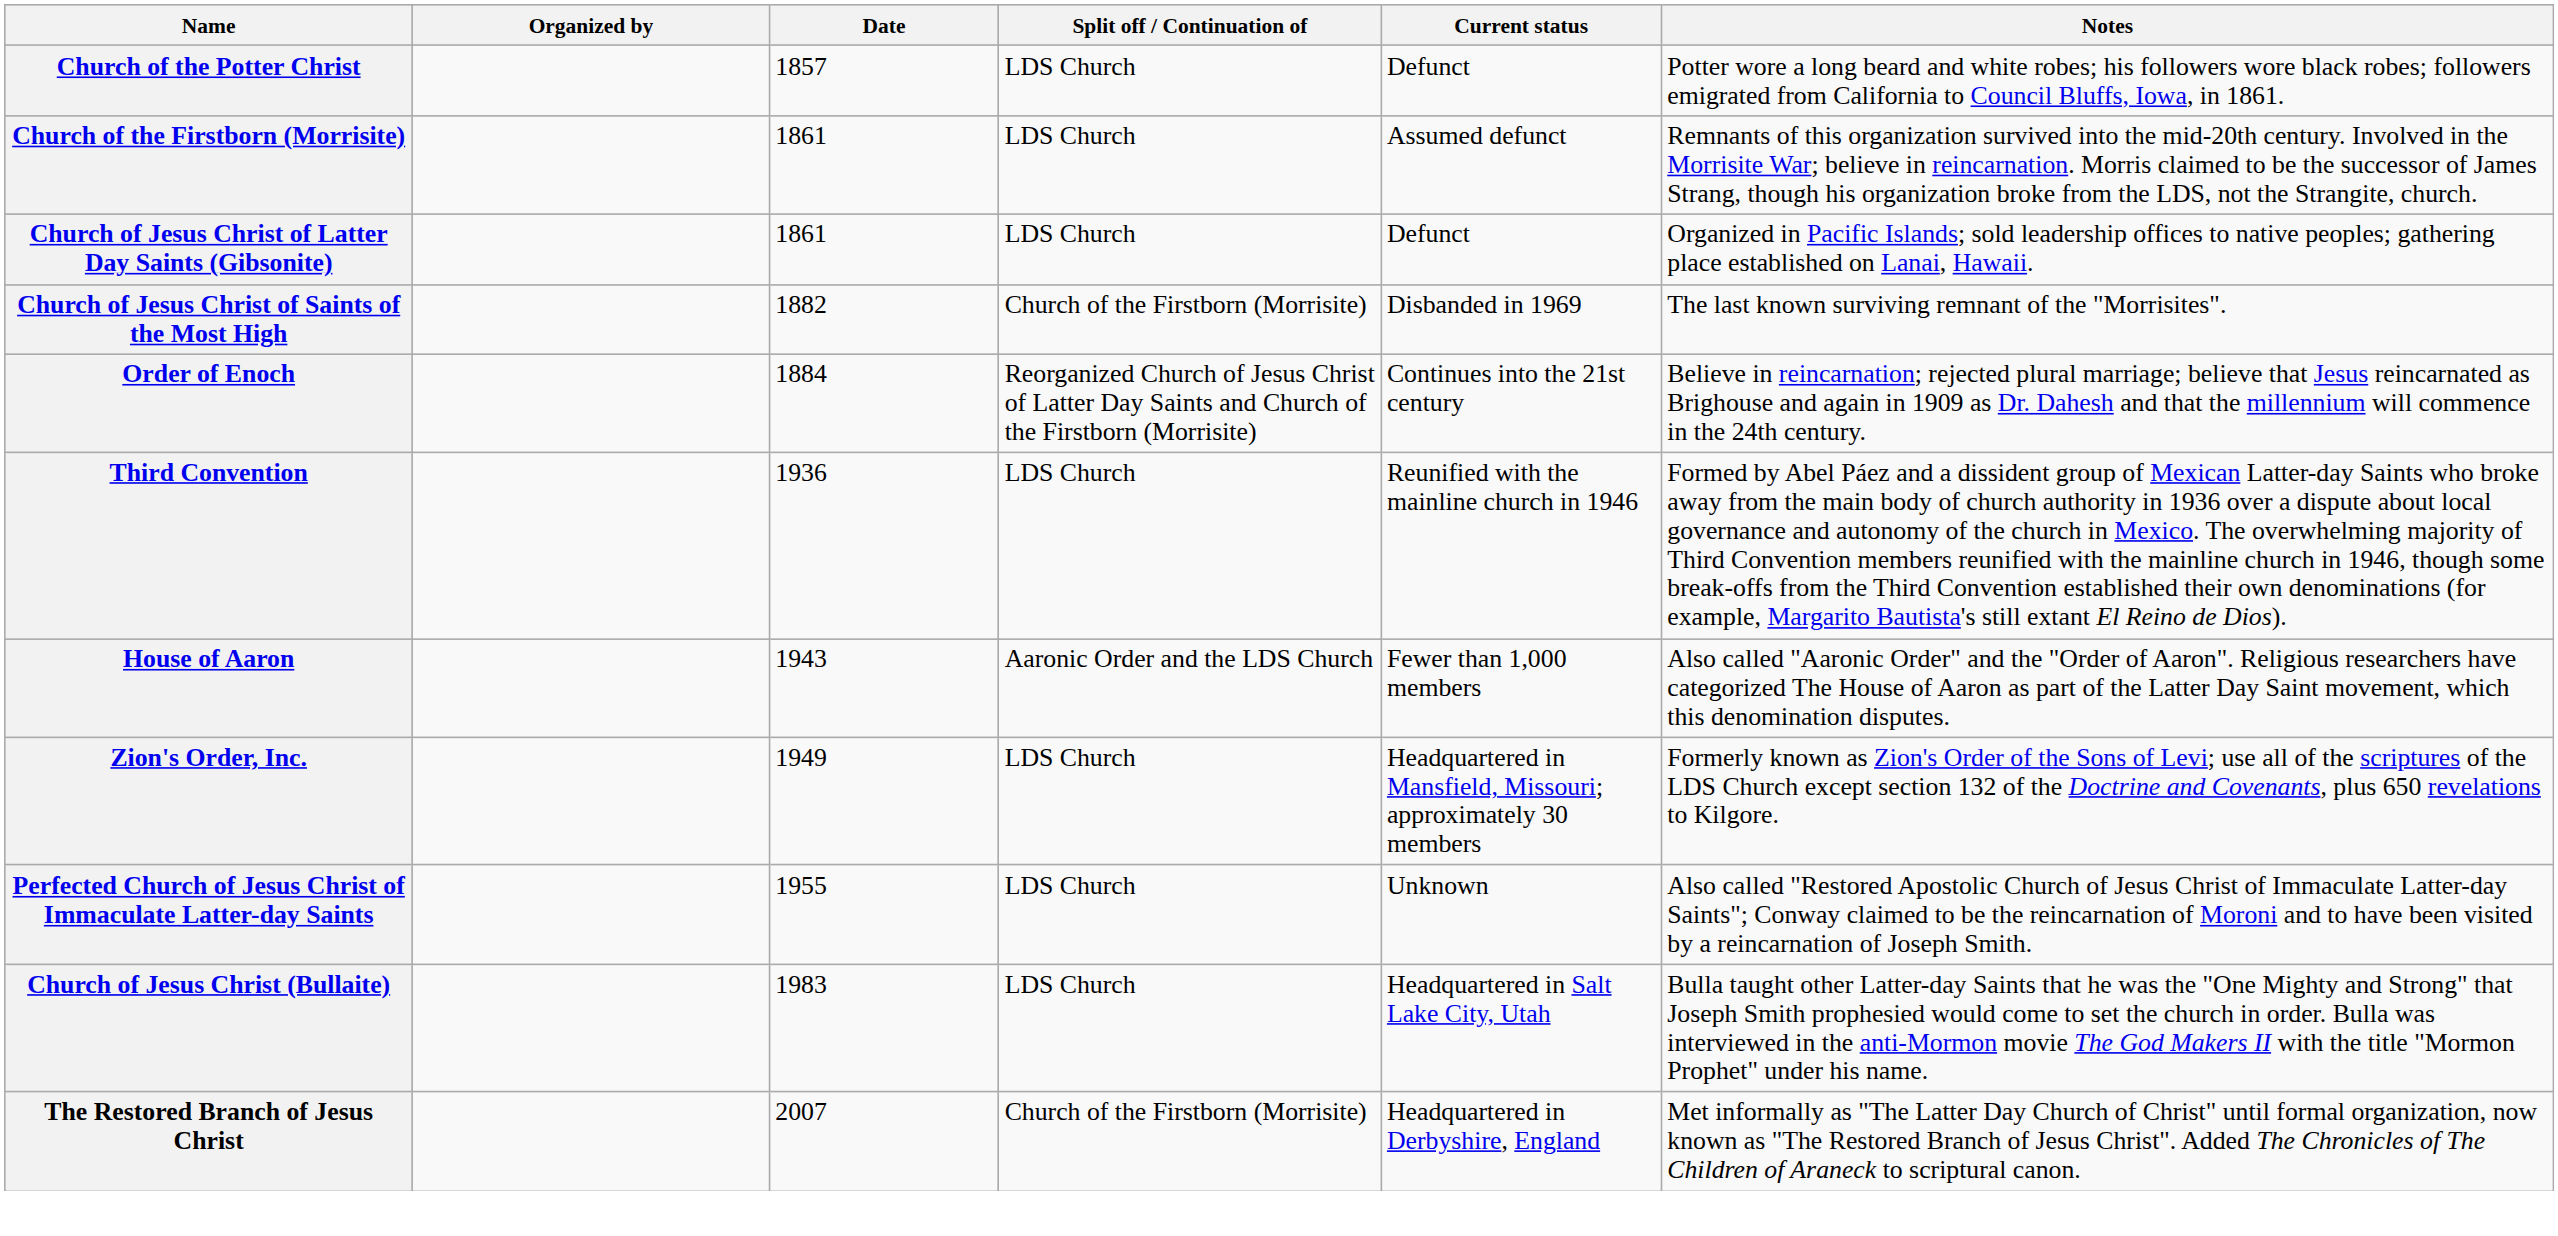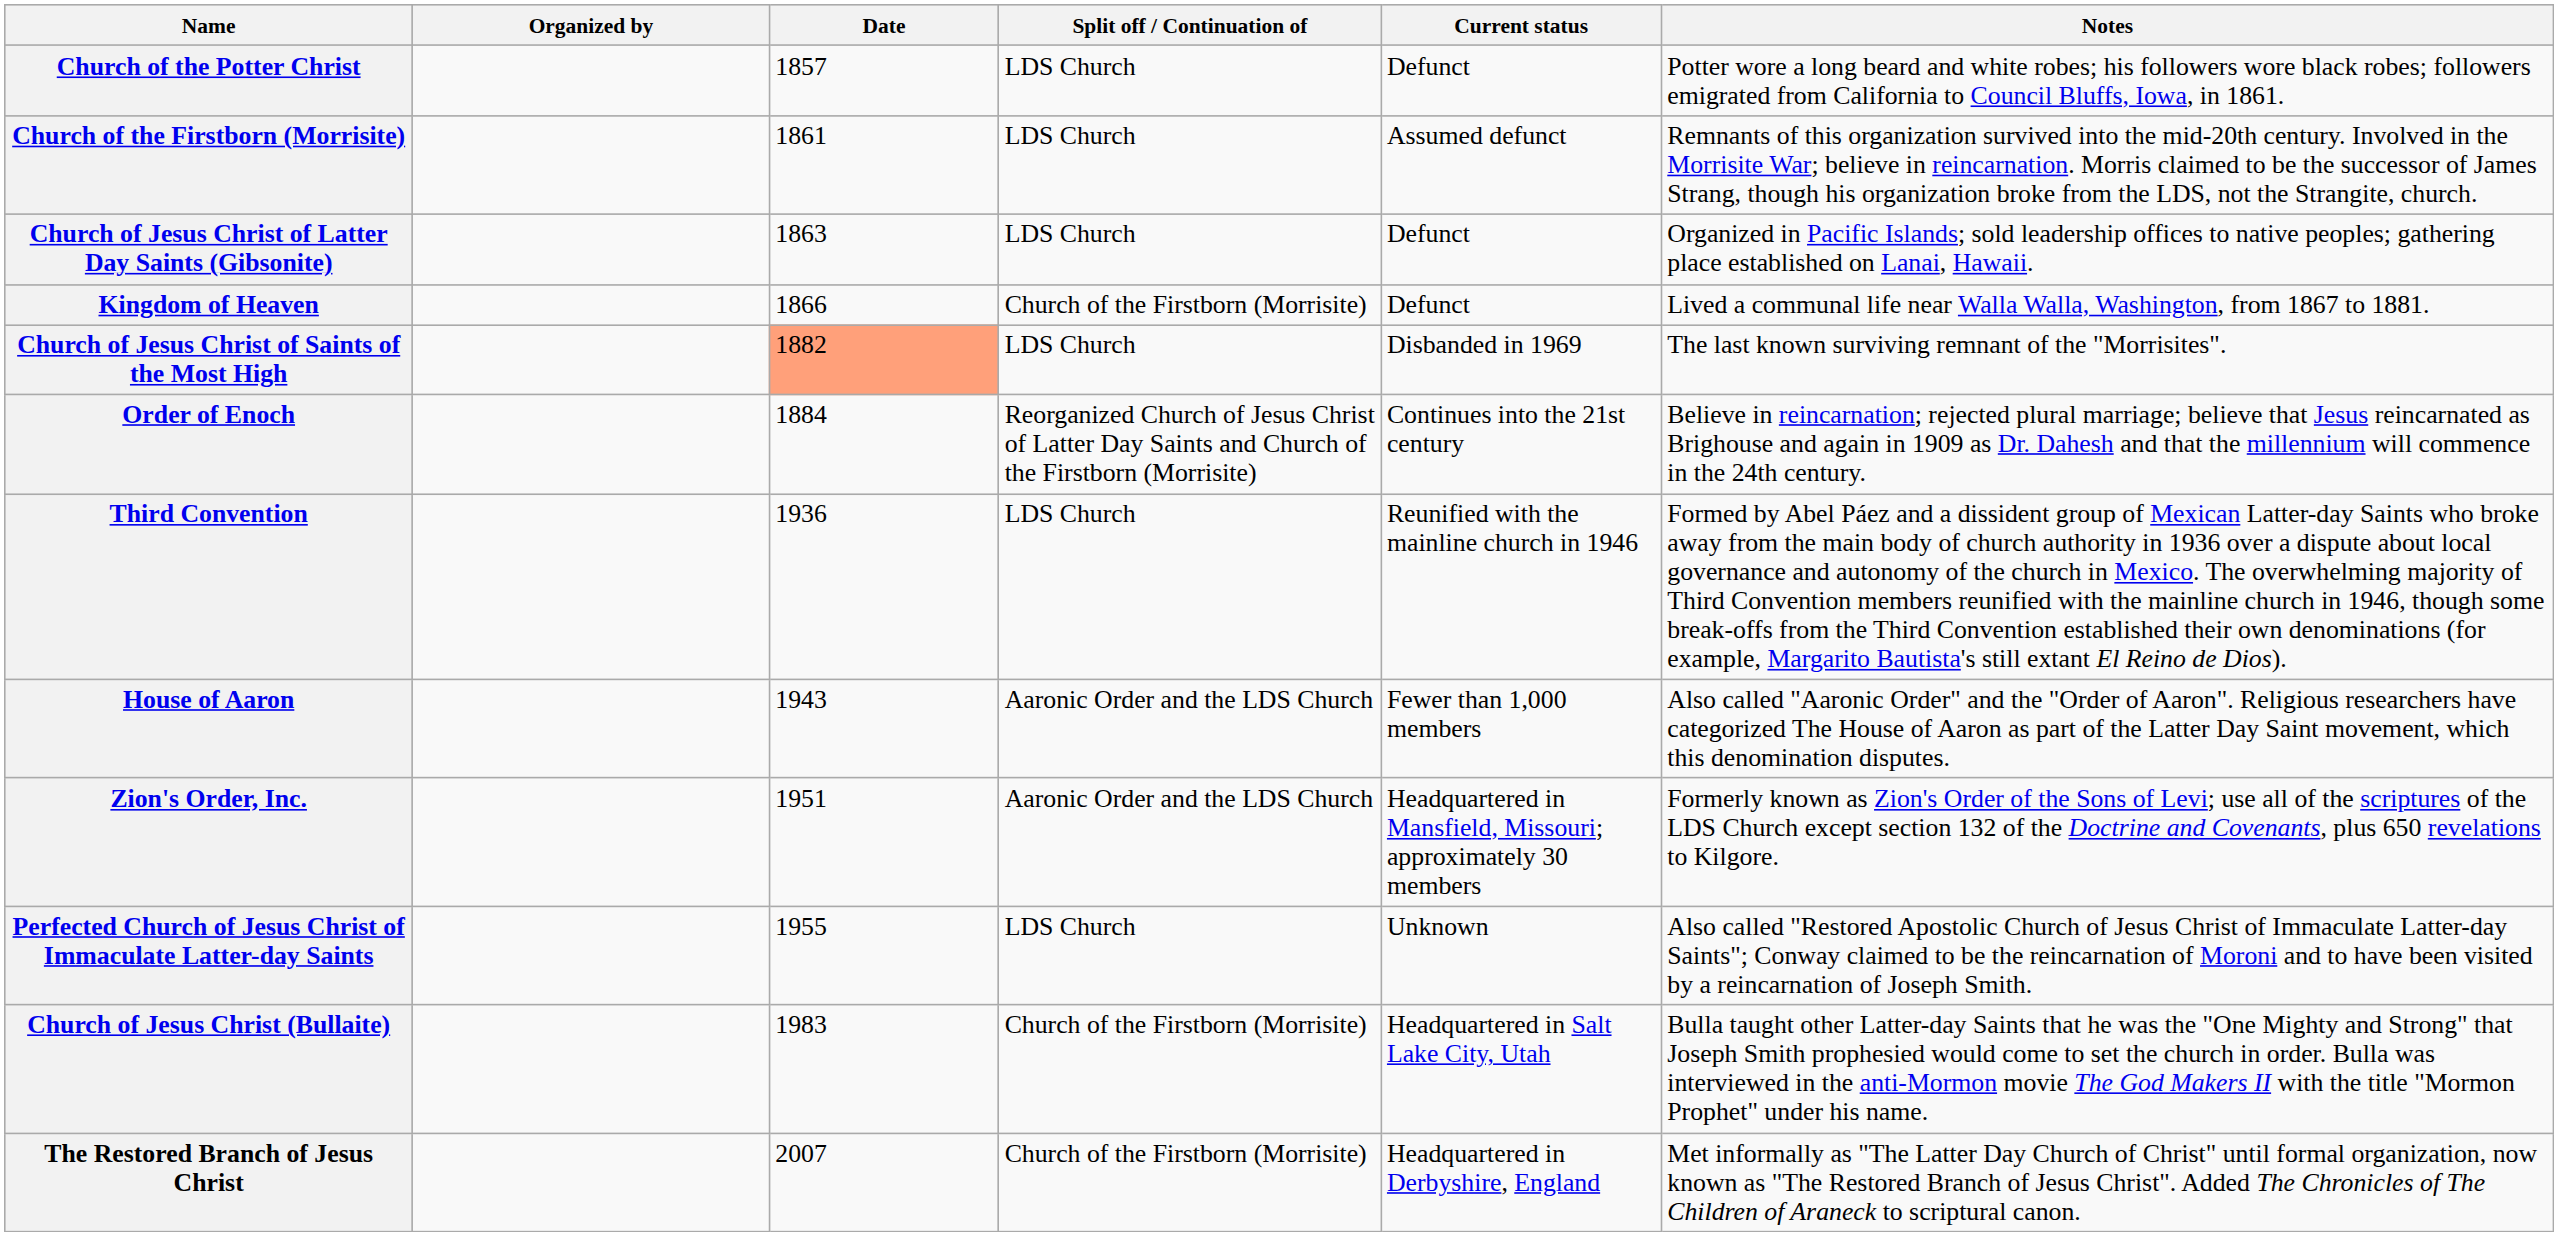(801, 234) 1861 -> (801, 234) 1863
+ row: (209, 304)
(801, 304) no background -> (801, 345) lightsalmon background
(1186, 304) Church of the Firstborn (Morrisite) -> (1070, 345) LDS Church
(801, 757) 1949 -> (801, 798) 1951
(1070, 757) LDS Church -> (1189, 798) Aaronic Order and the LDS Church
(1070, 984) LDS Church -> (1186, 1024) Church of the Firstborn (Morrisite)
